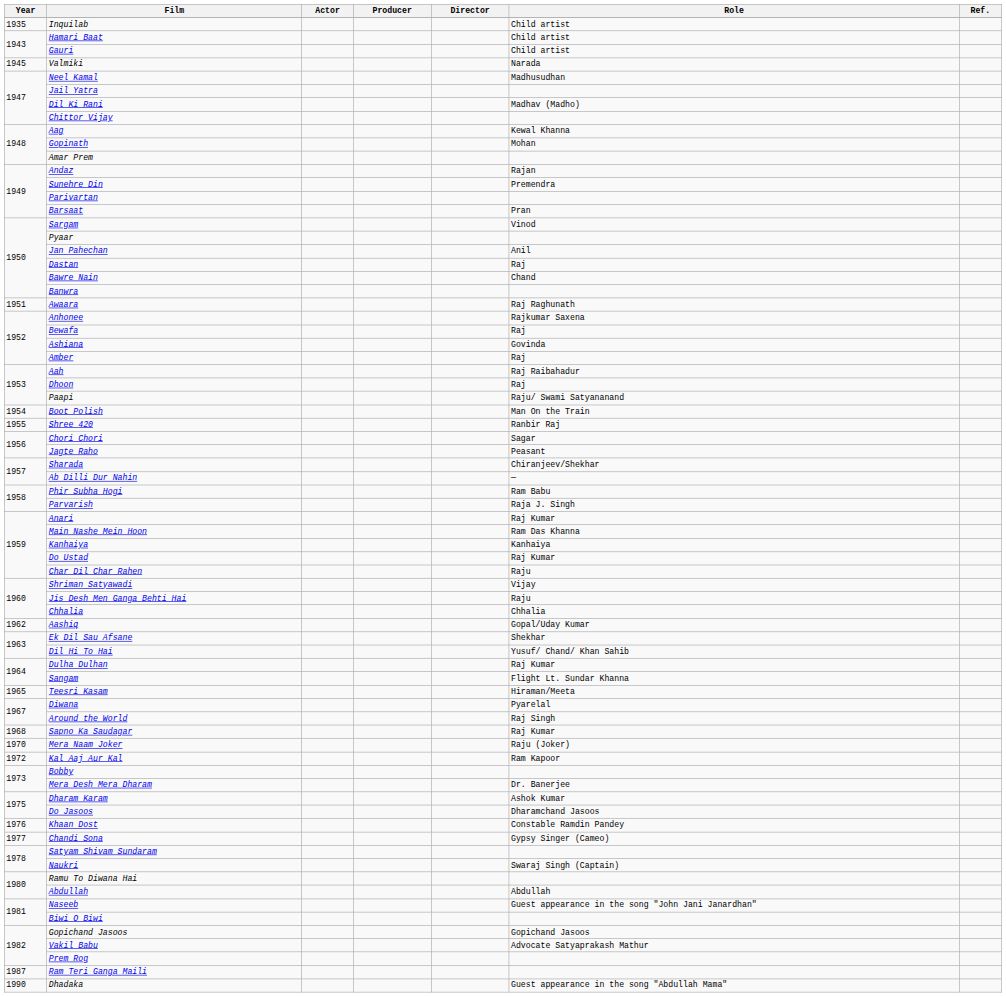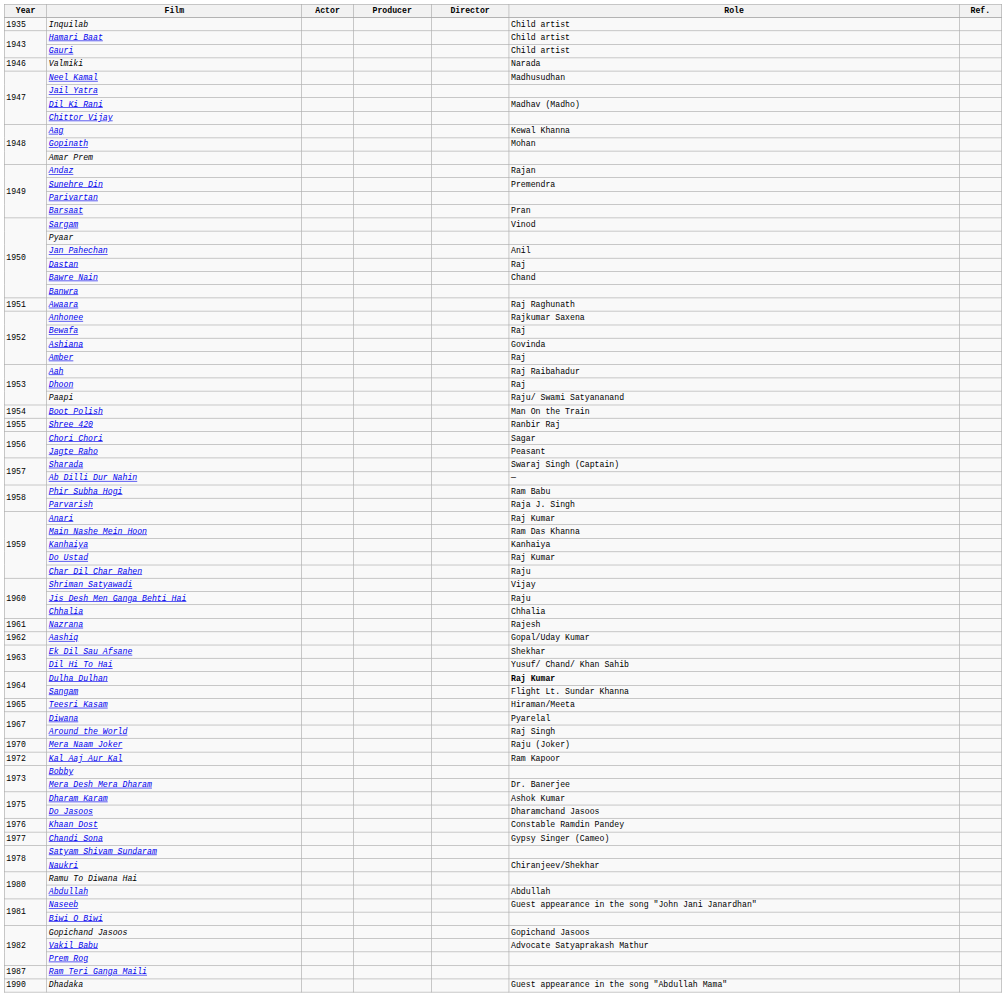(16, 64) 1945 -> (16, 64) 1946
(555, 465) Chiranjeev/Shekhar -> (565, 465) Swaraj Singh (Captain)
+ row: (66, 625)
(533, 665) normal -> (533, 678) bold
- row: (91, 732)
(565, 865) Swaraj Singh (Captain) -> (555, 865) Chiranjeev/Shekhar
